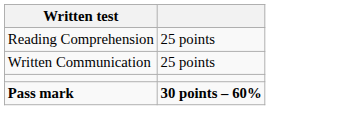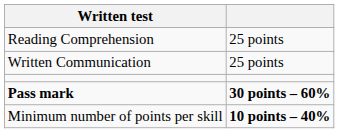+ row: (115, 116)
